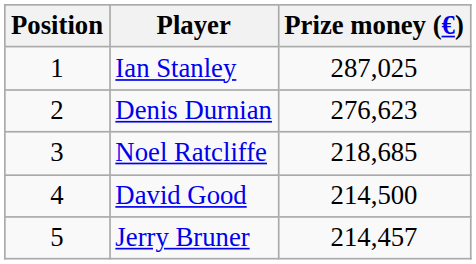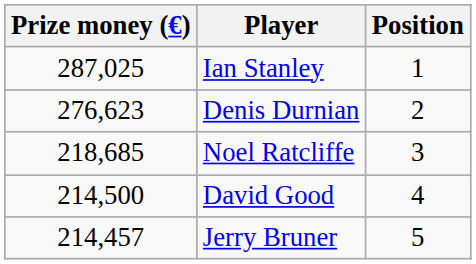columns swapped: (57, 25) <-> (374, 25)
